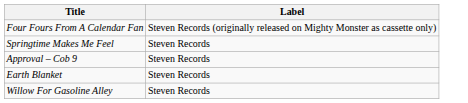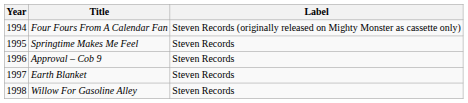+ column: (17, 12)
